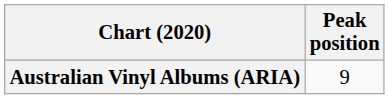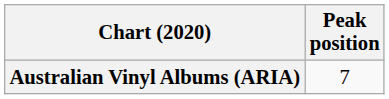(345, 76) 9 -> (345, 76) 7
